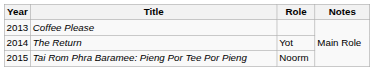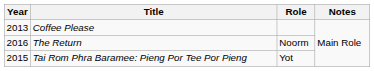(17, 43) 2014 -> (17, 43) 2016
(286, 43) Yot -> (294, 43) Noorm
(294, 58) Noorm -> (286, 58) Yot
